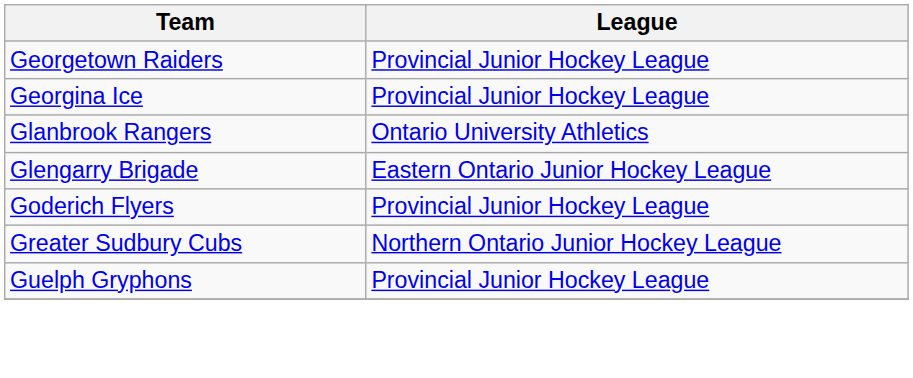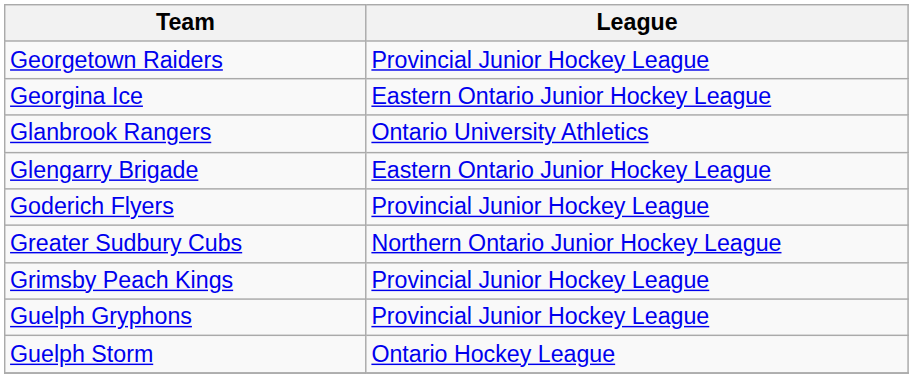(540, 96) Provincial Junior Hockey League -> (571, 96) Eastern Ontario Junior Hockey League
+ row: (122, 280)
+ row: (82, 354)
